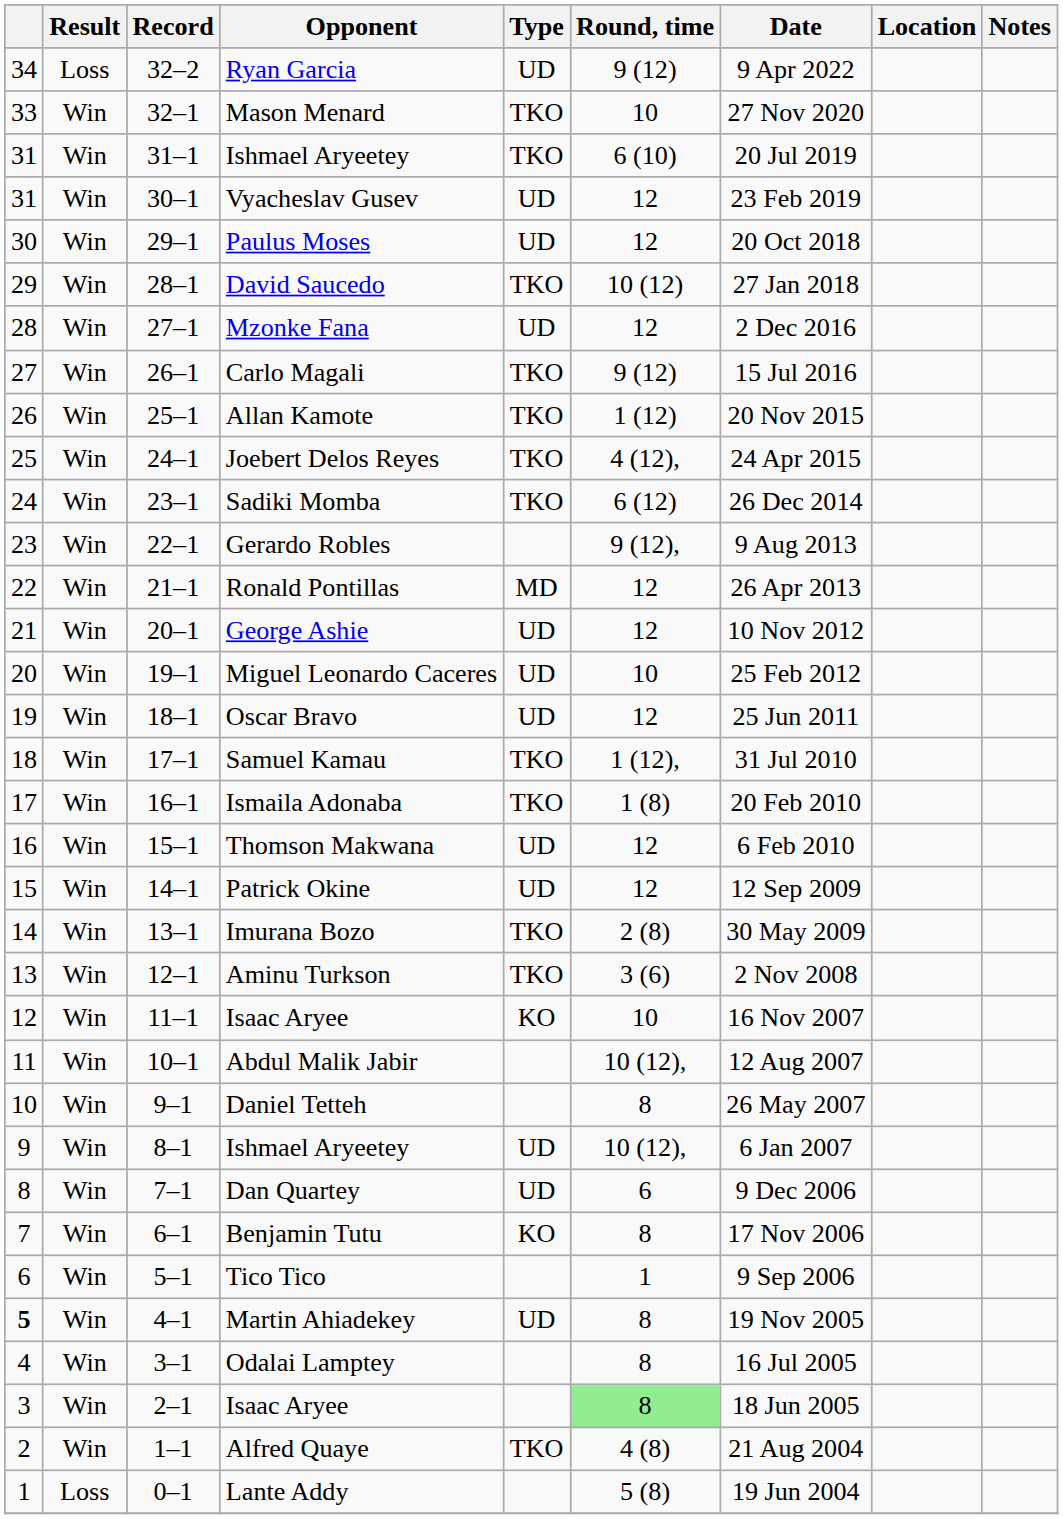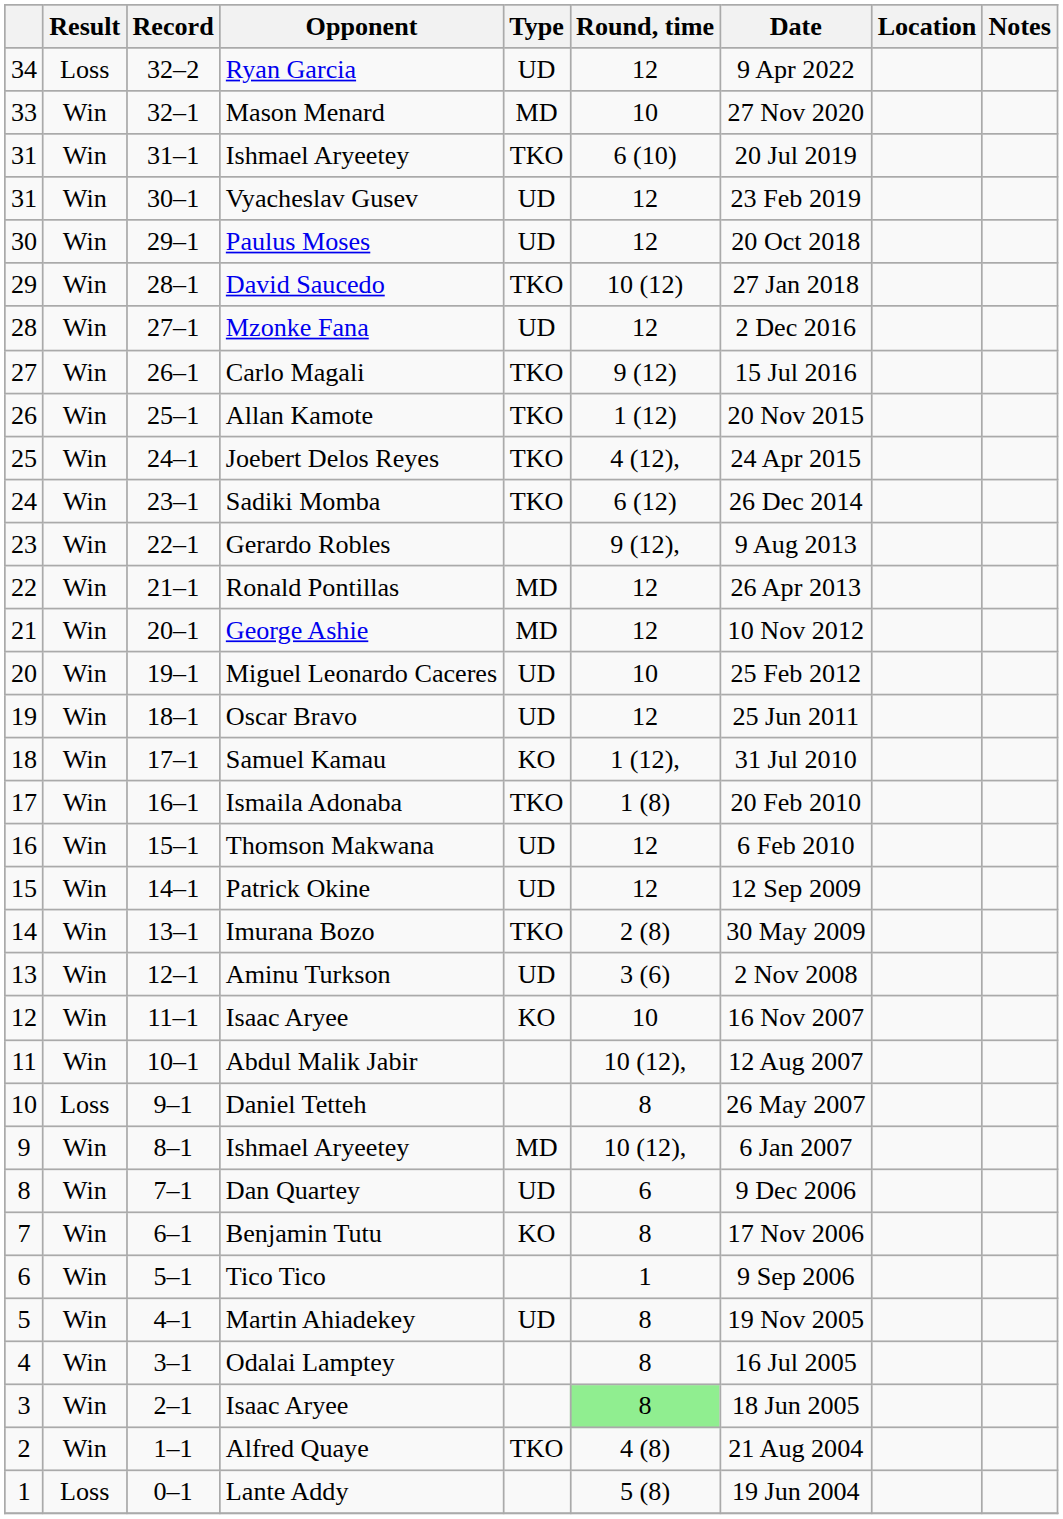(645, 69) 9 (12) -> (645, 69) 12
(537, 112) TKO -> (537, 112) MD
(537, 629) UD -> (537, 629) MD
(537, 759) TKO -> (537, 759) KO
(537, 974) TKO -> (537, 974) UD
(85, 1103) Win -> (85, 1103) Loss
(537, 1147) UD -> (537, 1147) MD
(24, 1319) bold -> (24, 1319) normal
